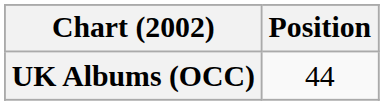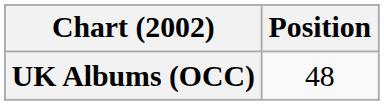(320, 75) 44 -> (320, 75) 48
